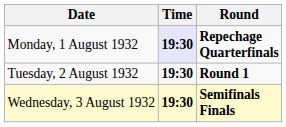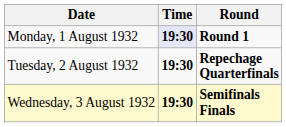(239, 44) Repechage Quarterfinals -> (224, 36) Round 1
(224, 73) Round 1 -> (239, 66) Repechage Quarterfinals
